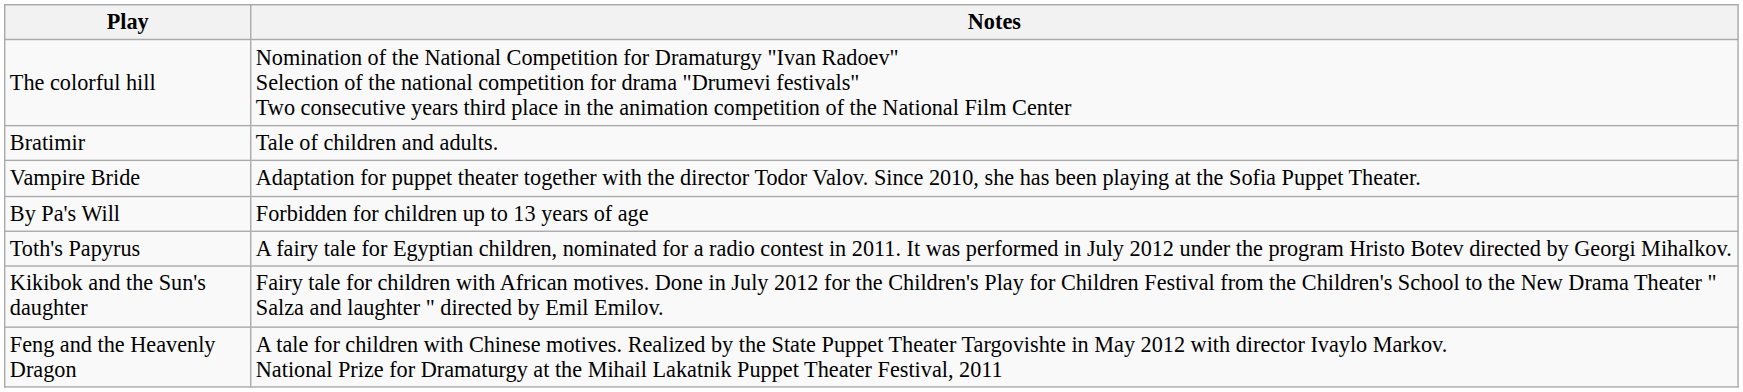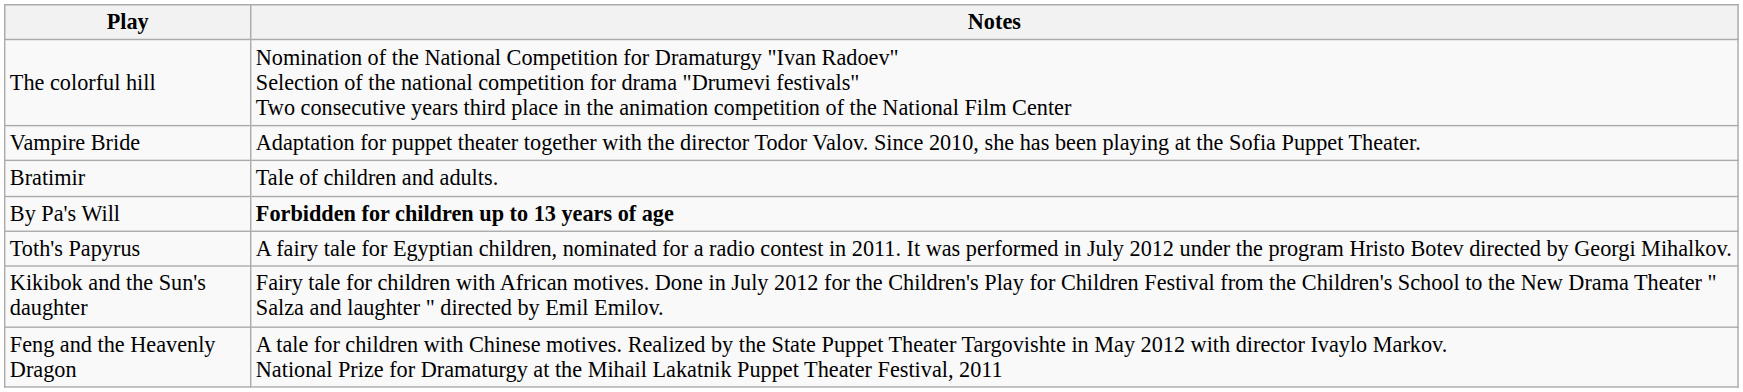rows swapped: (75, 177) <-> (48, 142)
(452, 213) normal -> (465, 213) bold
